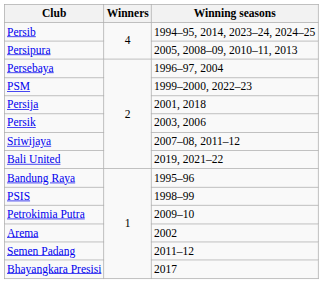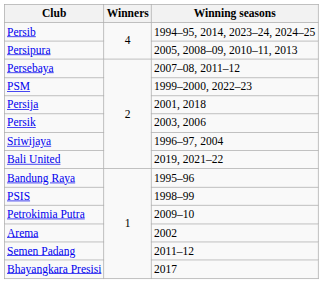(189, 68) 1996–97, 2004 -> (197, 68) 2007–08, 2011–12
(197, 141) 2007–08, 2011–12 -> (189, 141) 1996–97, 2004
